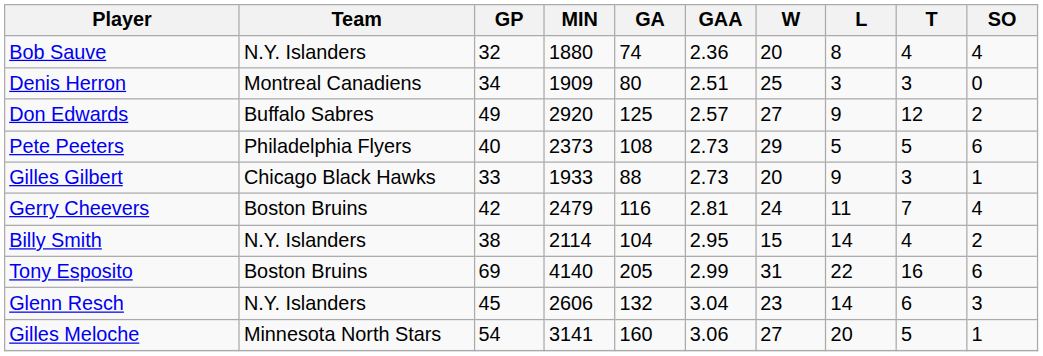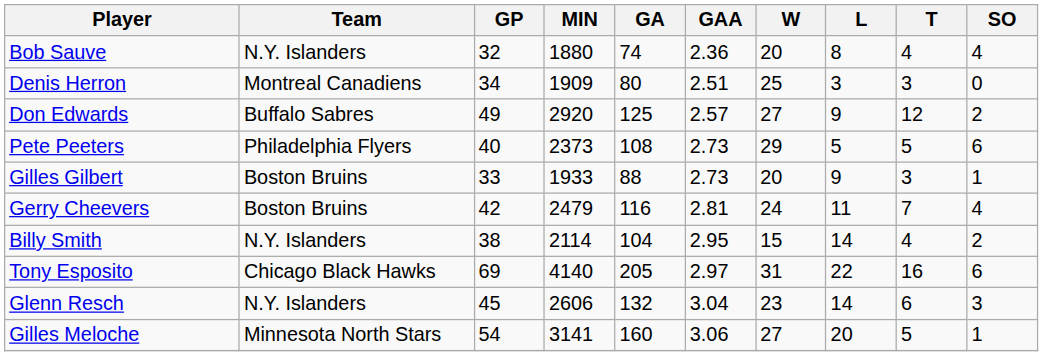(340, 177) Chicago Black Hawks -> (306, 177) Boston Bruins
(306, 271) Boston Bruins -> (340, 271) Chicago Black Hawks
(709, 271) 2.99 -> (709, 271) 2.97
